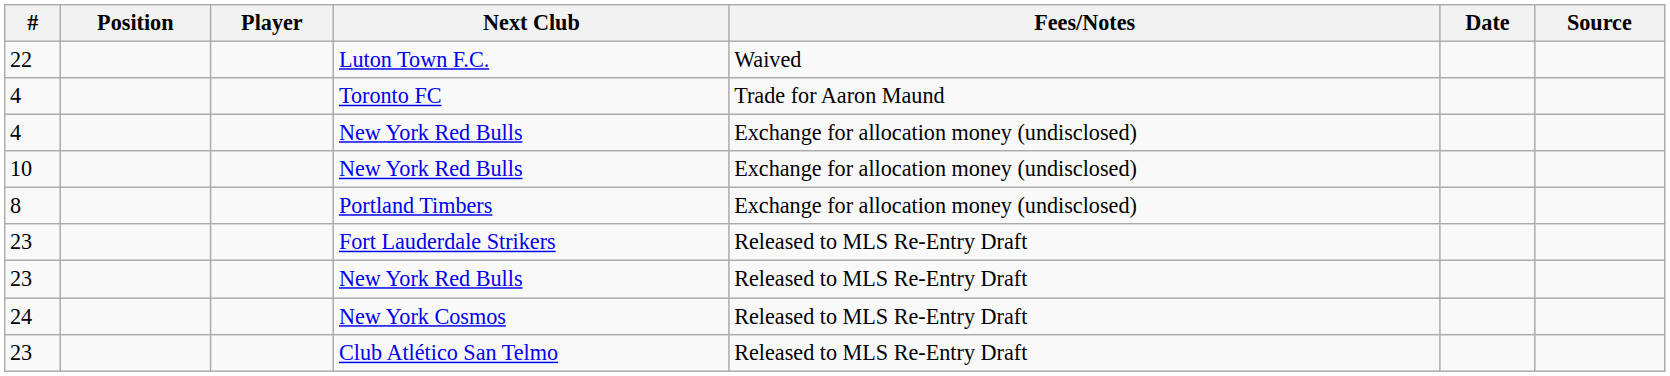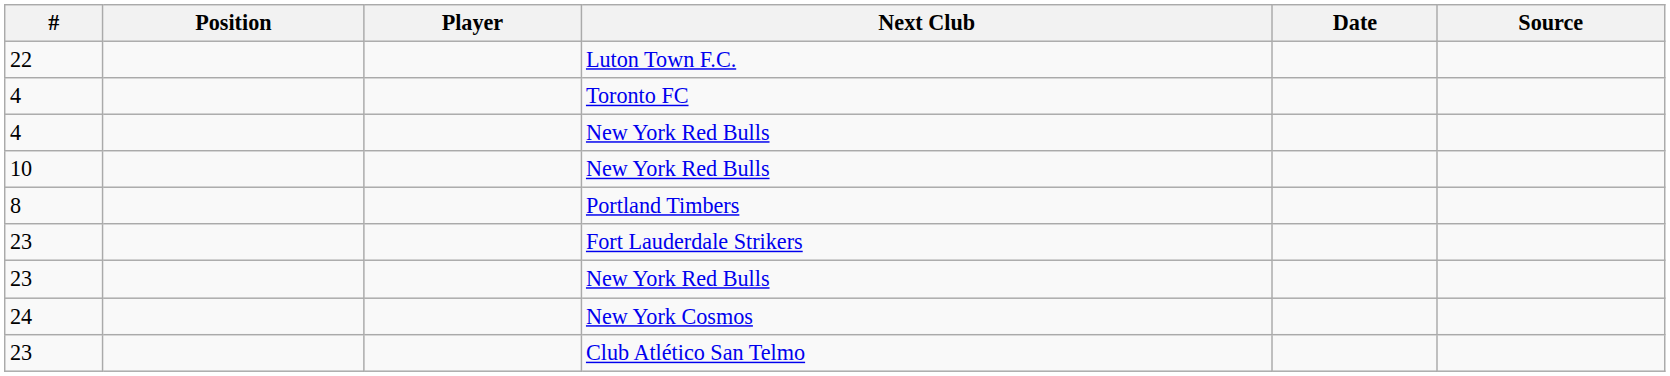- column: (1085, 22)
